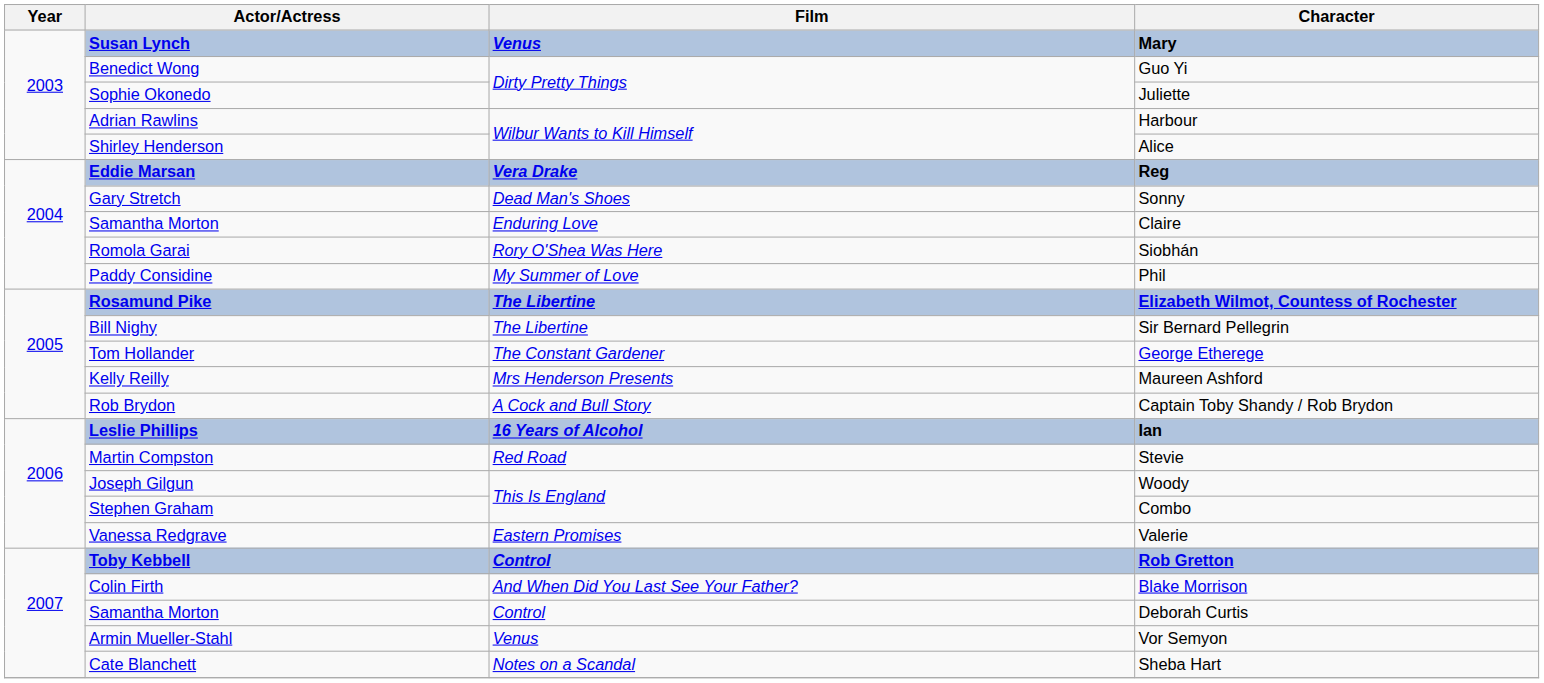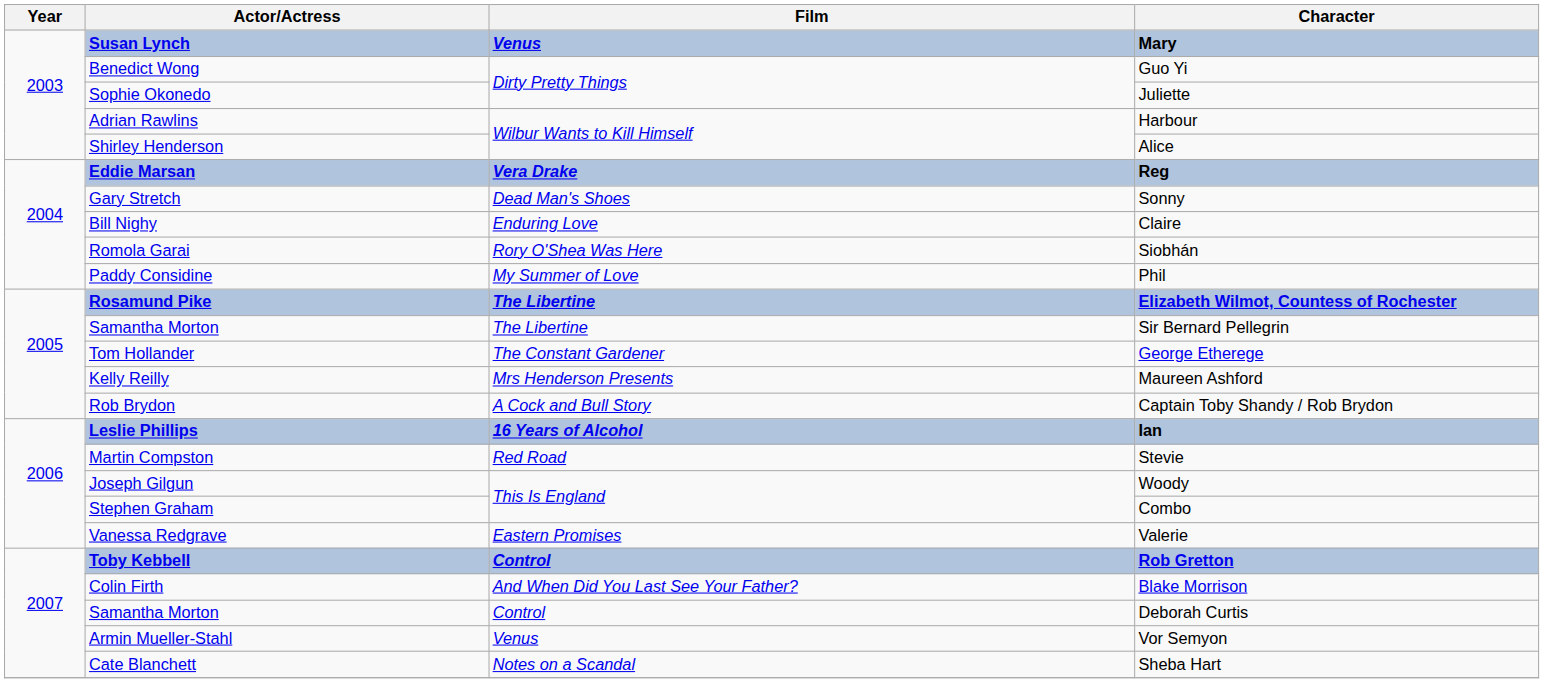(154, 224) Samantha Morton -> (123, 224) Bill Nighy
(123, 328) Bill Nighy -> (154, 328) Samantha Morton
